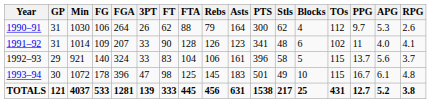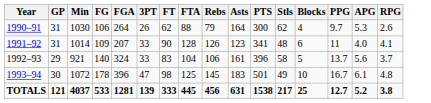- column: (339, 12)
